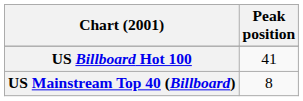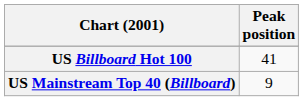(269, 83) 8 -> (269, 83) 9
